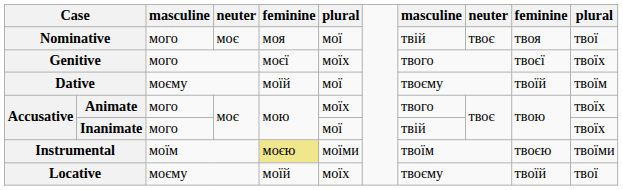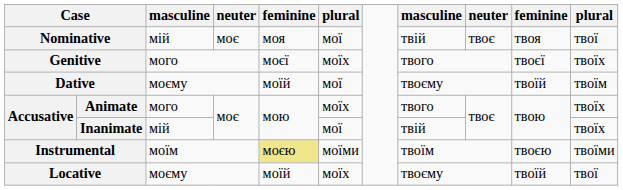(163, 38) мого -> (159, 38) мій
(163, 128) мого -> (159, 128) мій
